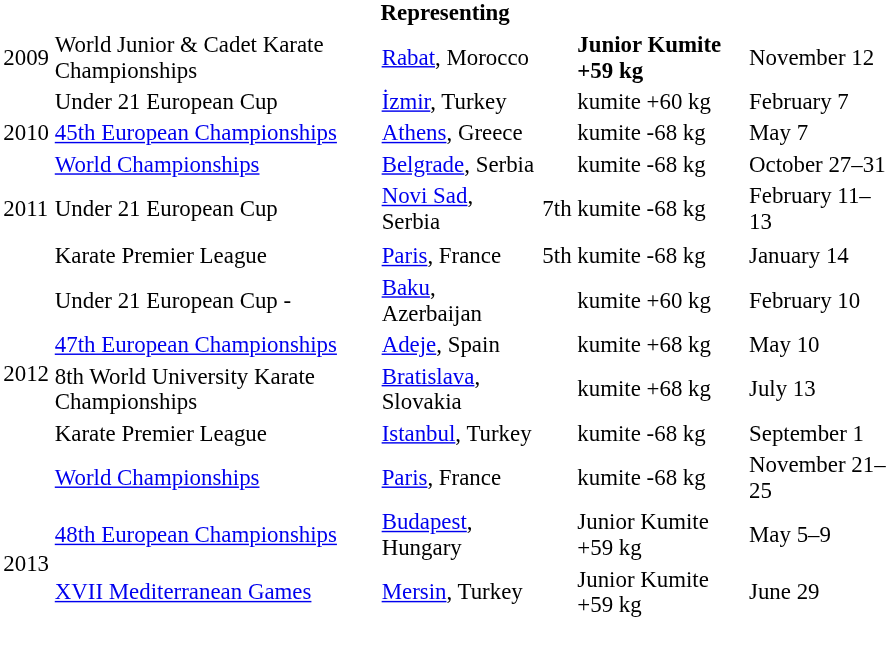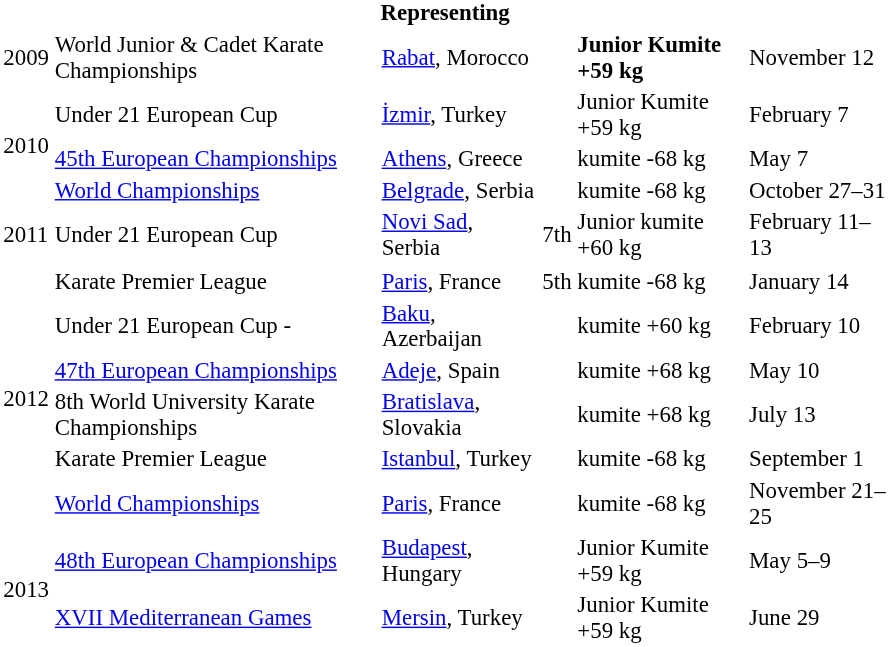(644, 101) kumite +60 kg -> (643, 114) Junior Kumite +59 kg
(642, 208) kumite -68 kg -> (641, 234) Junior kumite +60 kg
